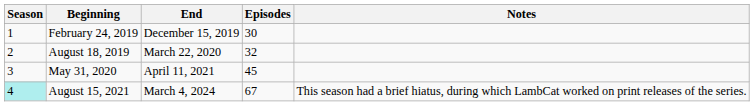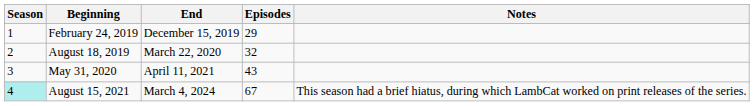(251, 33) 30 -> (251, 33) 29
(251, 71) 45 -> (251, 71) 43
